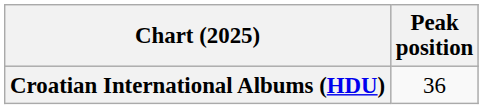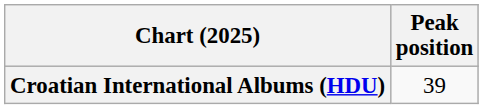(435, 84) 36 -> (435, 84) 39
